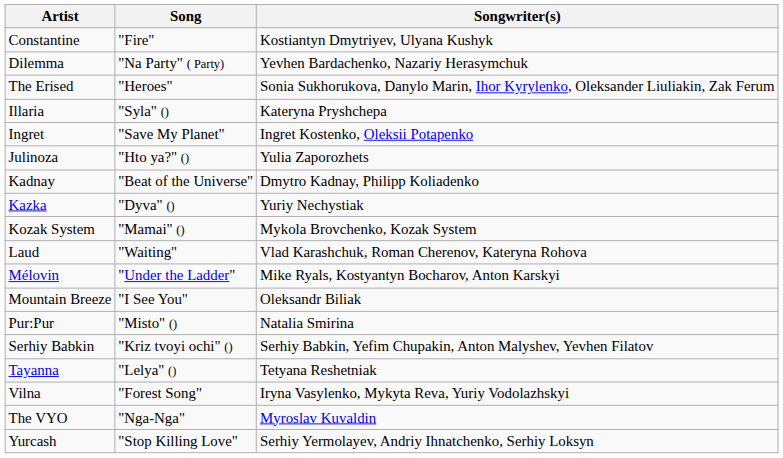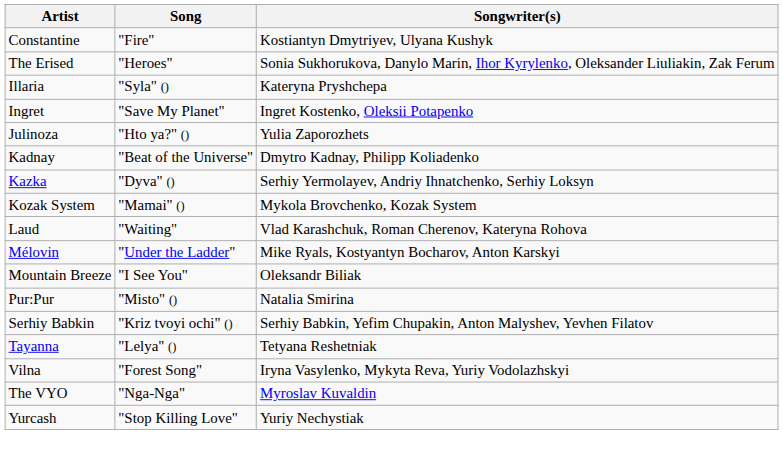- row: (36, 63)
(312, 205) Yuriy Nechystiak -> (427, 181) Serhiy Yermolayev, Andriy Ihnatchenko, Serhiy Loksyn
(427, 441) Serhiy Yermolayev, Andriy Ihnatchenko, Serhiy Loksyn -> (312, 417) Yuriy Nechystiak
